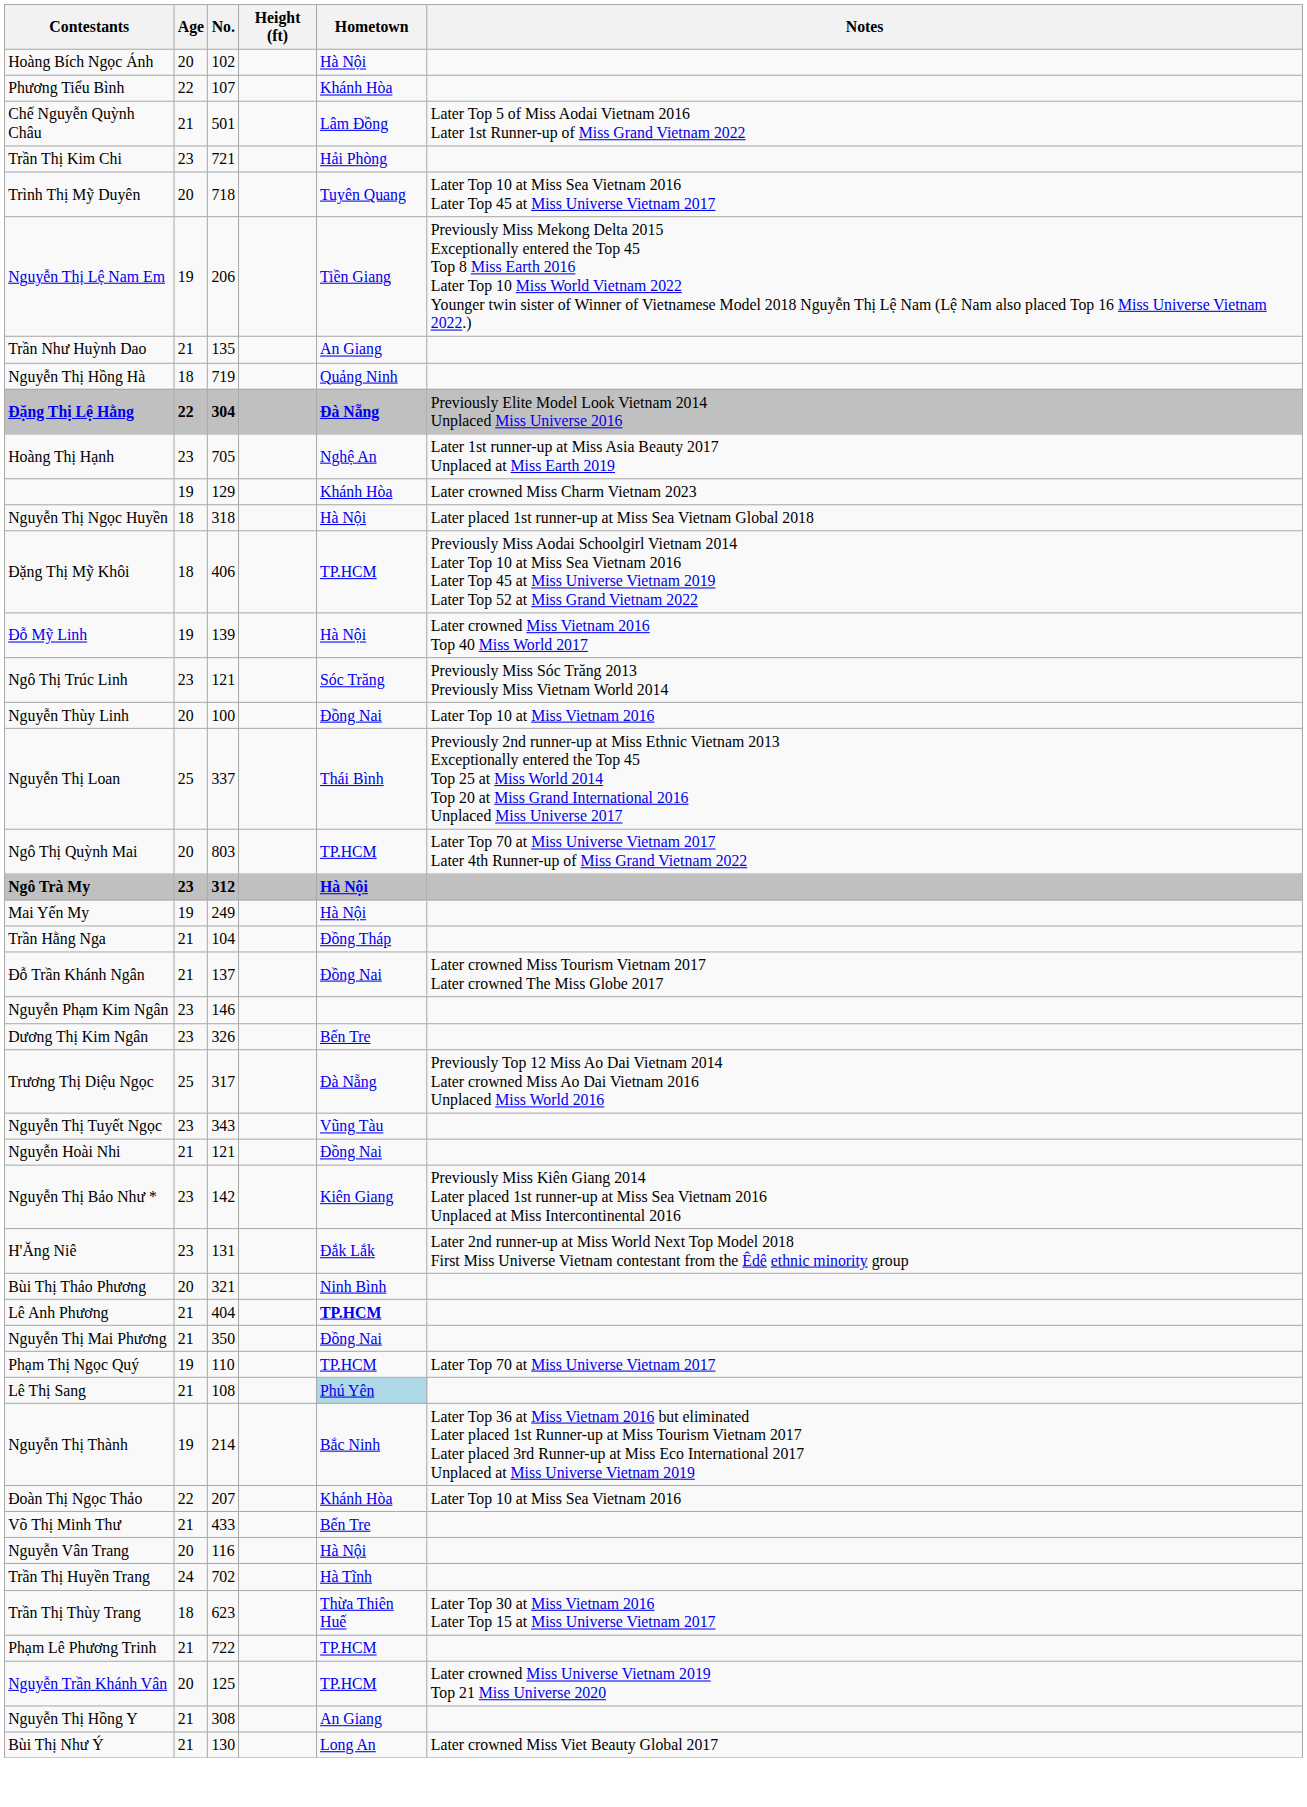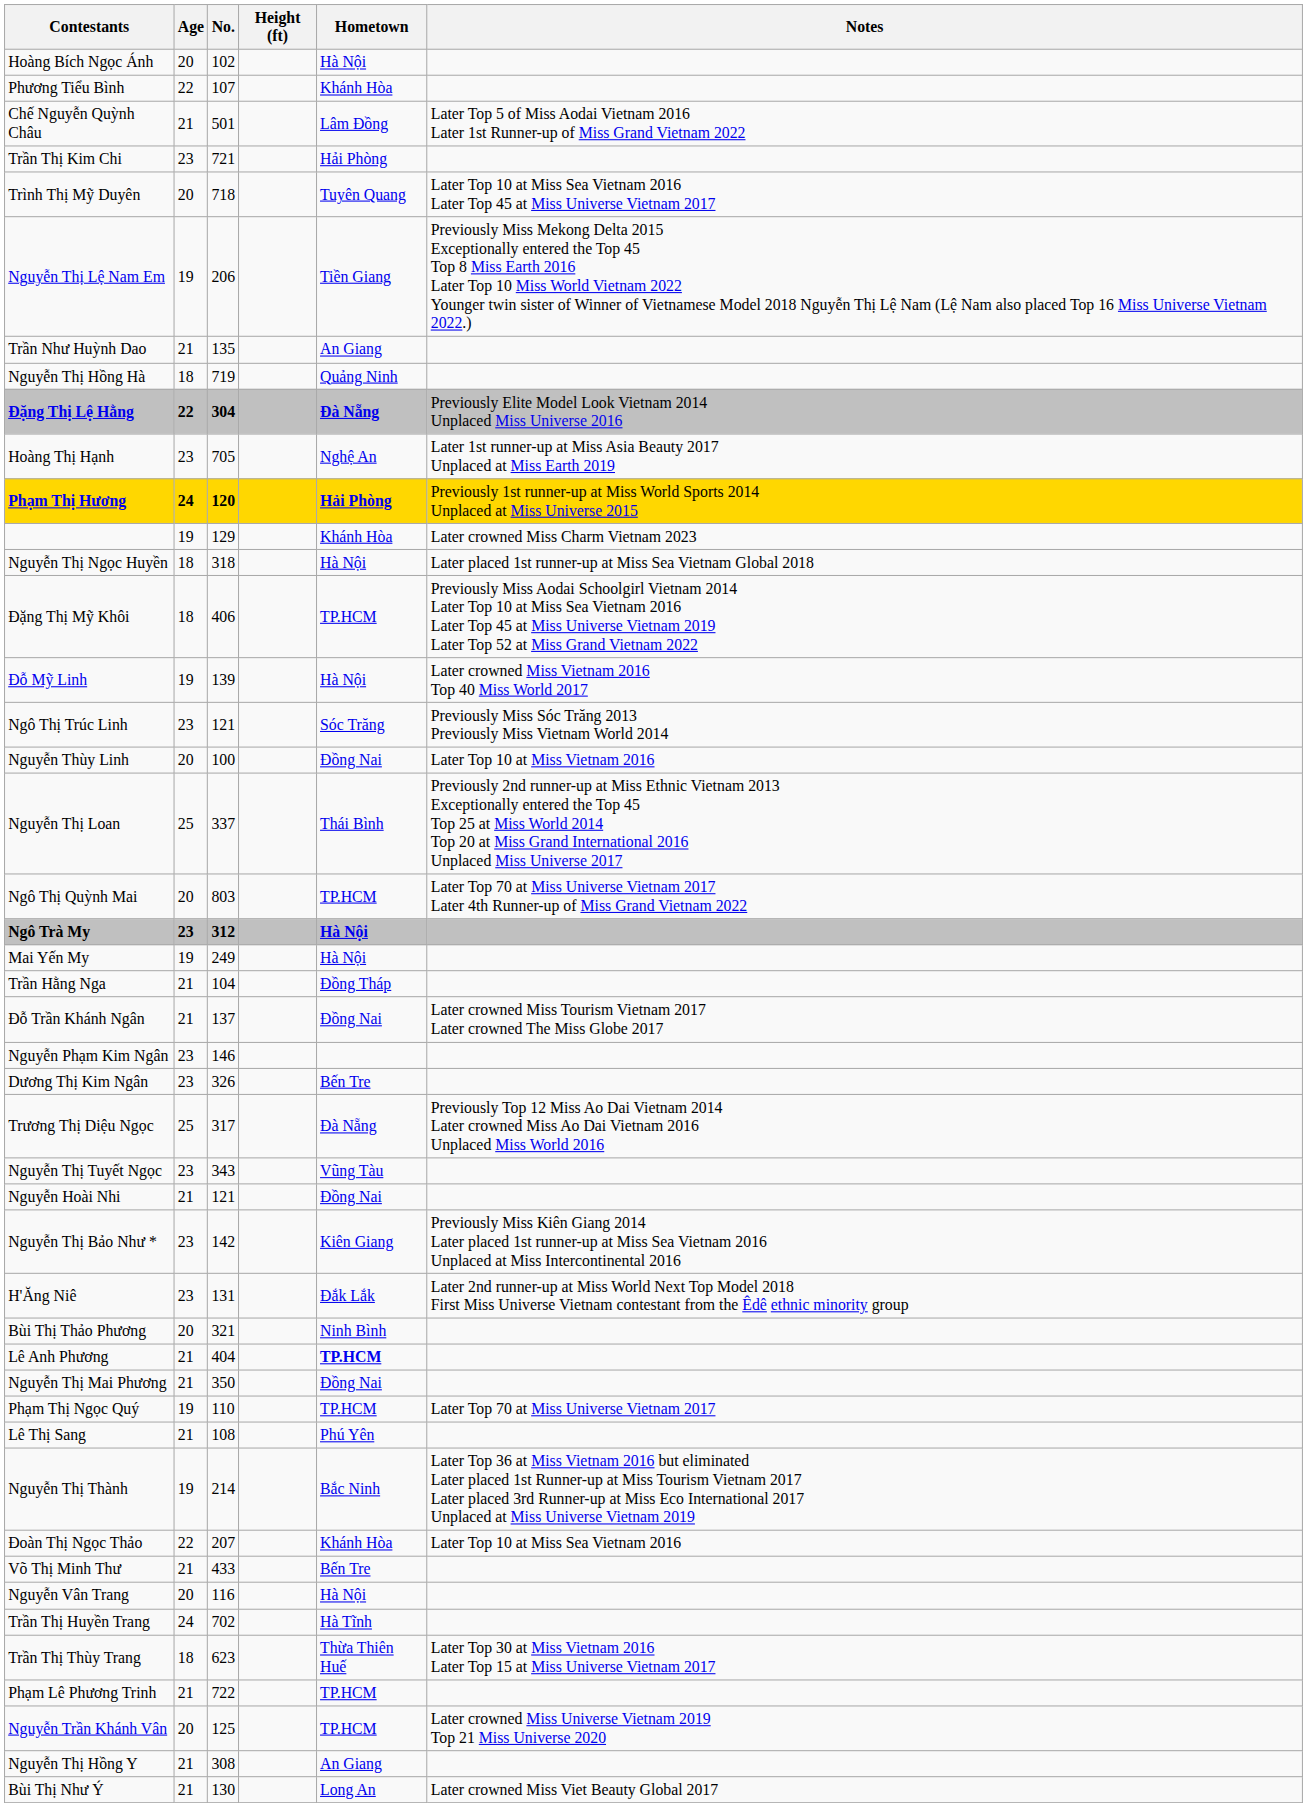+ row: (67, 500)
(347, 1390) lightblue background -> (347, 1435) no background
